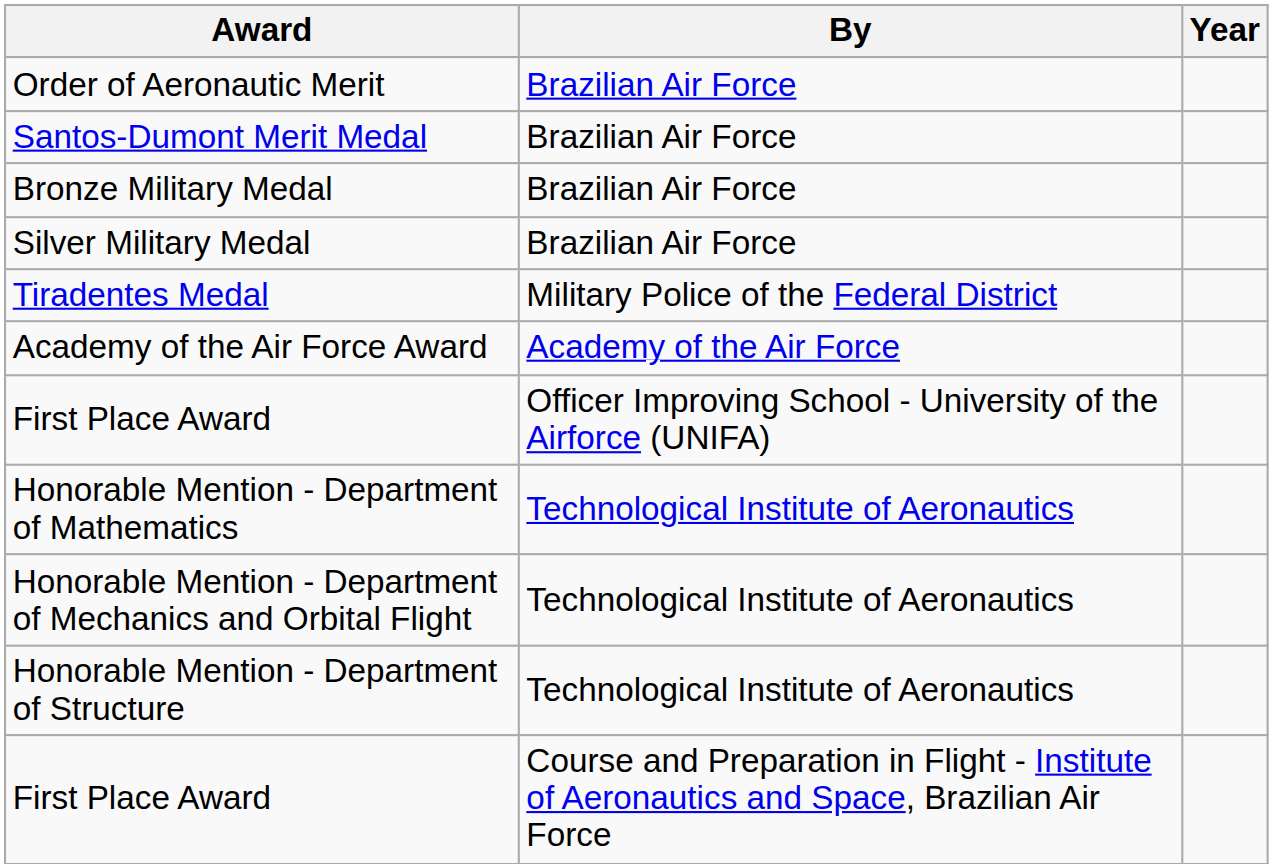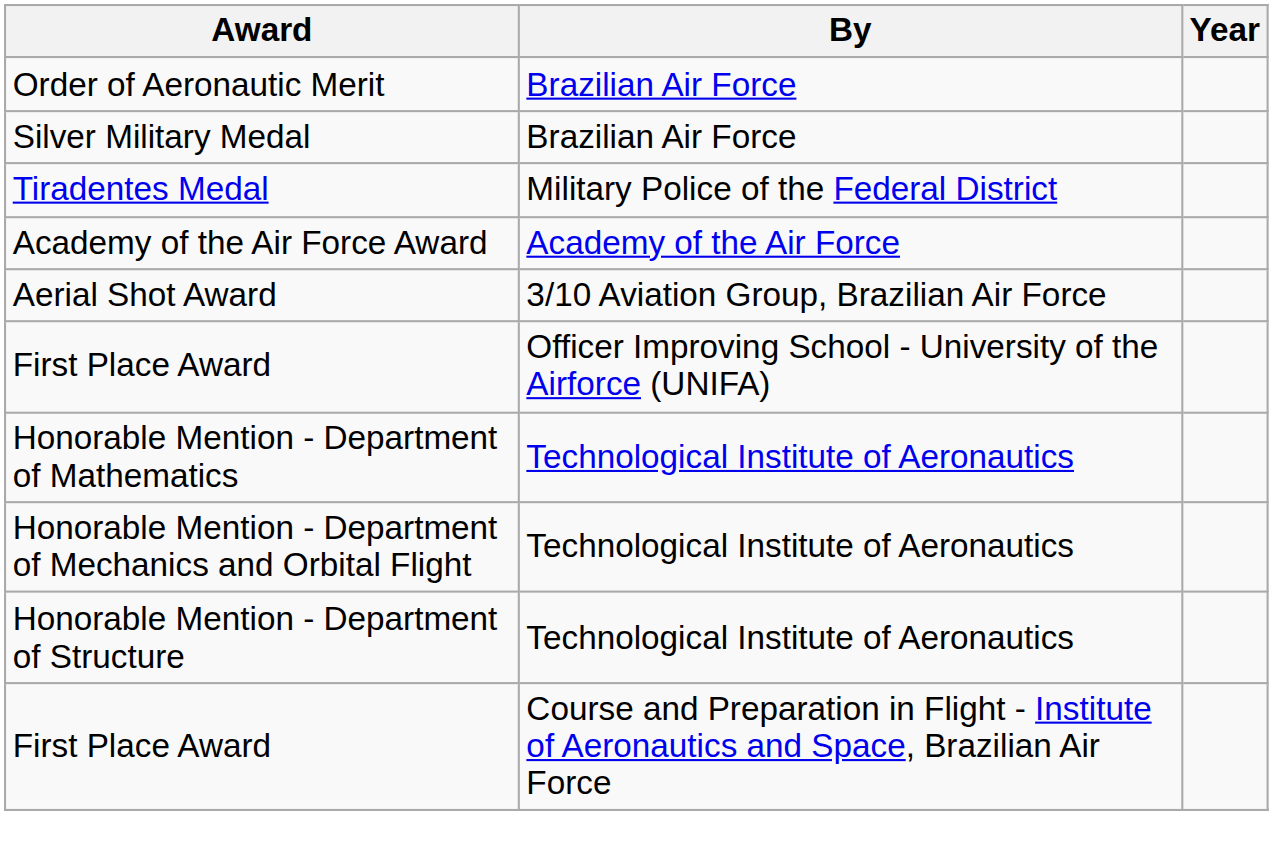- row: (220, 136)
- row: (173, 189)
+ row: (145, 294)
